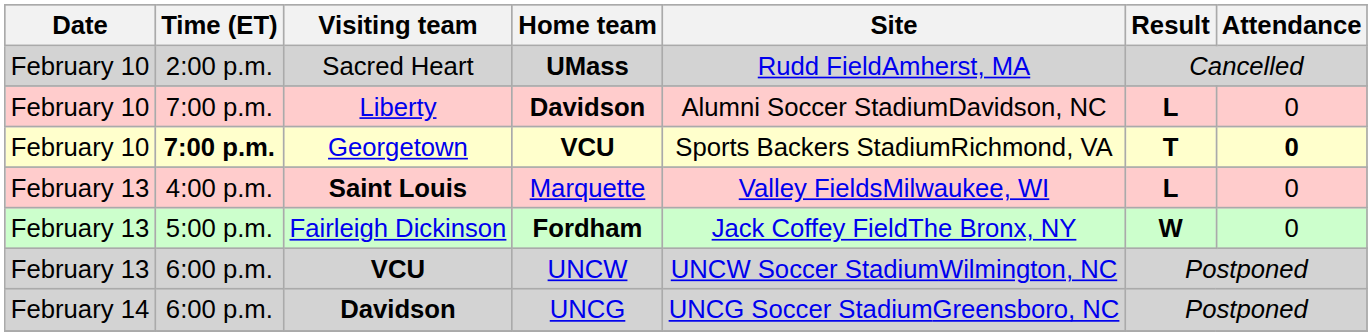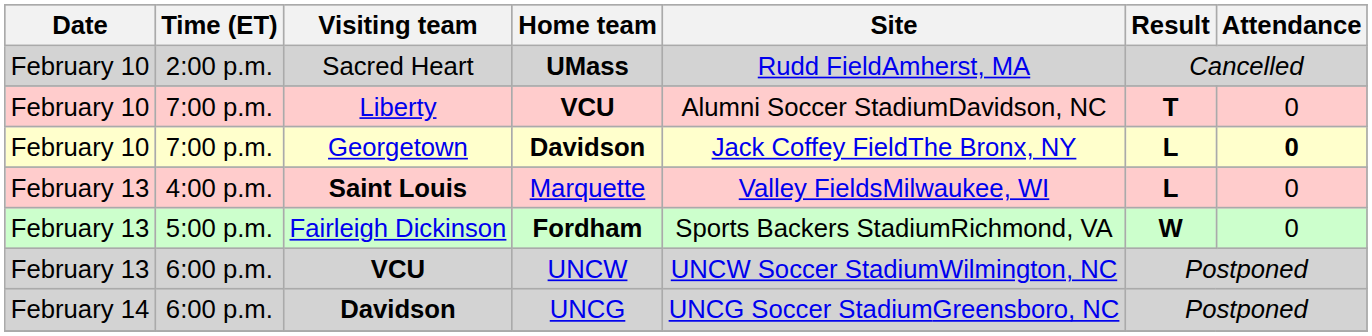(588, 107) Davidson -> (588, 107) VCU
(1171, 107) L -> (1171, 107) T
(219, 147) bold -> (219, 147) normal
(588, 147) VCU -> (588, 147) Davidson
(894, 147) Sports Backers StadiumRichmond, VA -> (894, 147) Jack Coffey FieldThe Bronx, NY
(1171, 147) T -> (1171, 147) L
(894, 229) Jack Coffey FieldThe Bronx, NY -> (894, 229) Sports Backers StadiumRichmond, VA
